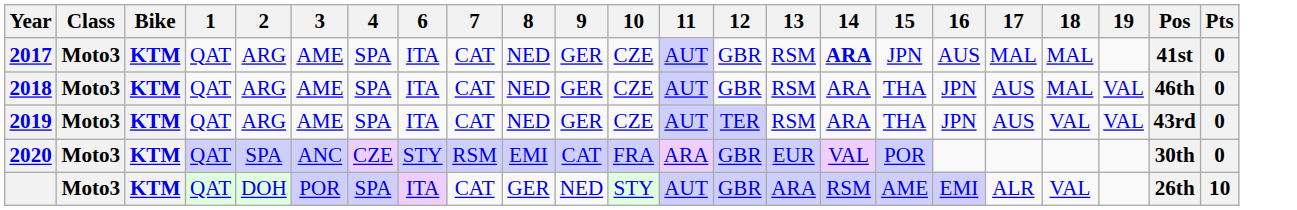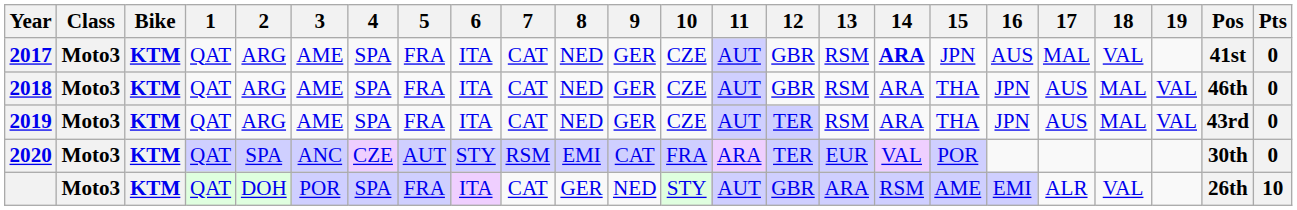+ column: (424, 21)
(1070, 54) MAL -> (1123, 54) VAL
(1070, 121) VAL -> (1123, 121) MAL
(740, 155) GBR -> (793, 155) TER
